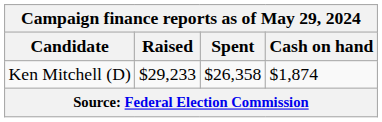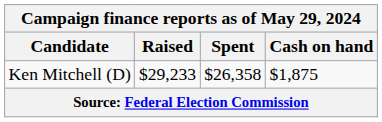(294, 74) $1,874 -> (294, 74) $1,875
